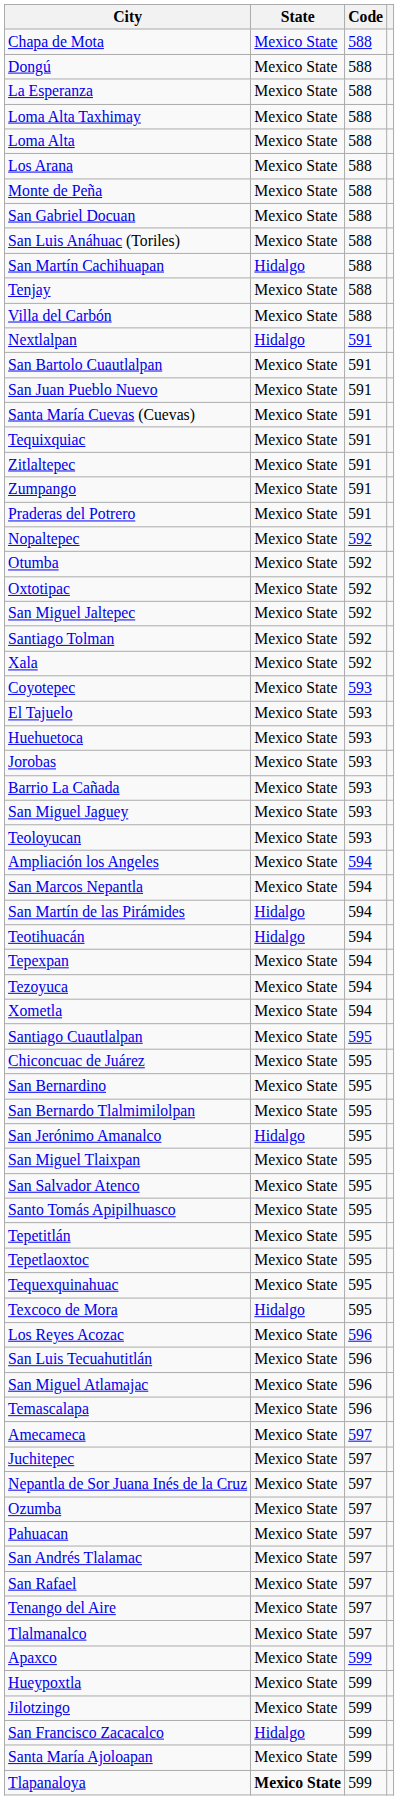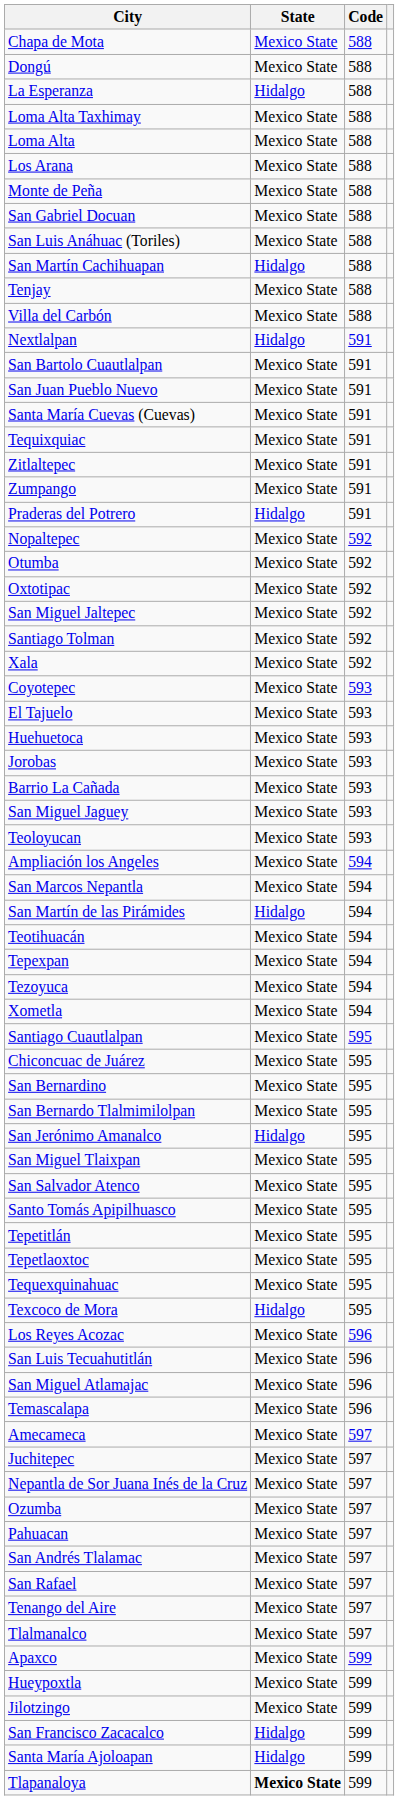(296, 91) Mexico State -> (280, 91) Hidalgo
(296, 514) Mexico State -> (280, 514) Hidalgo
(280, 937) Hidalgo -> (296, 937) Mexico State
(296, 1757) Mexico State -> (280, 1757) Hidalgo
